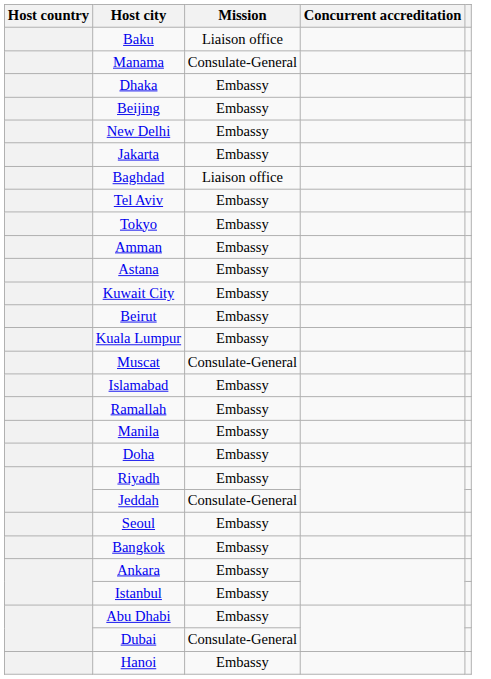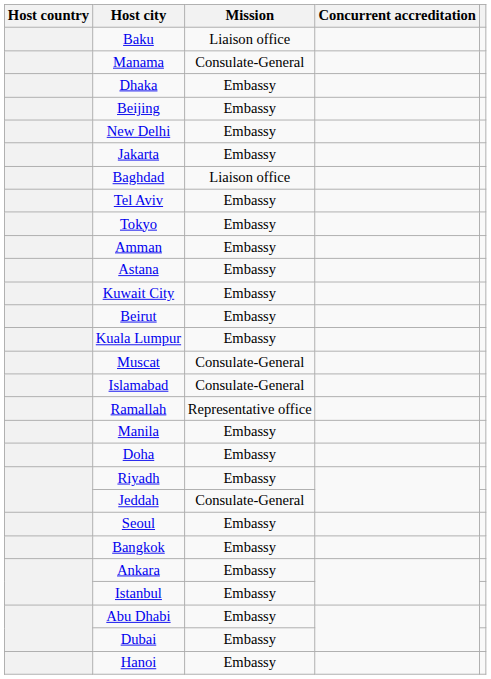(242, 385) Embassy -> (250, 385) Consulate-General
(242, 408) Embassy -> (250, 408) Representative office
(242, 639) Consulate-General -> (250, 639) Embassy
